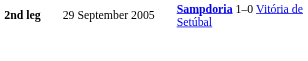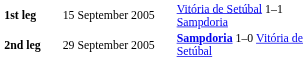+ row: (20, 15)
